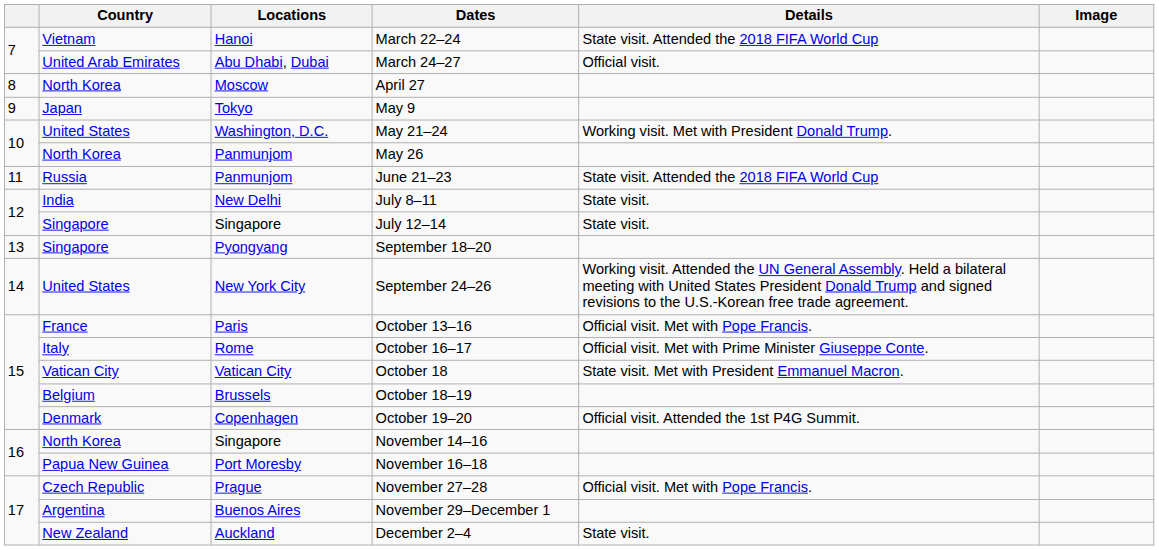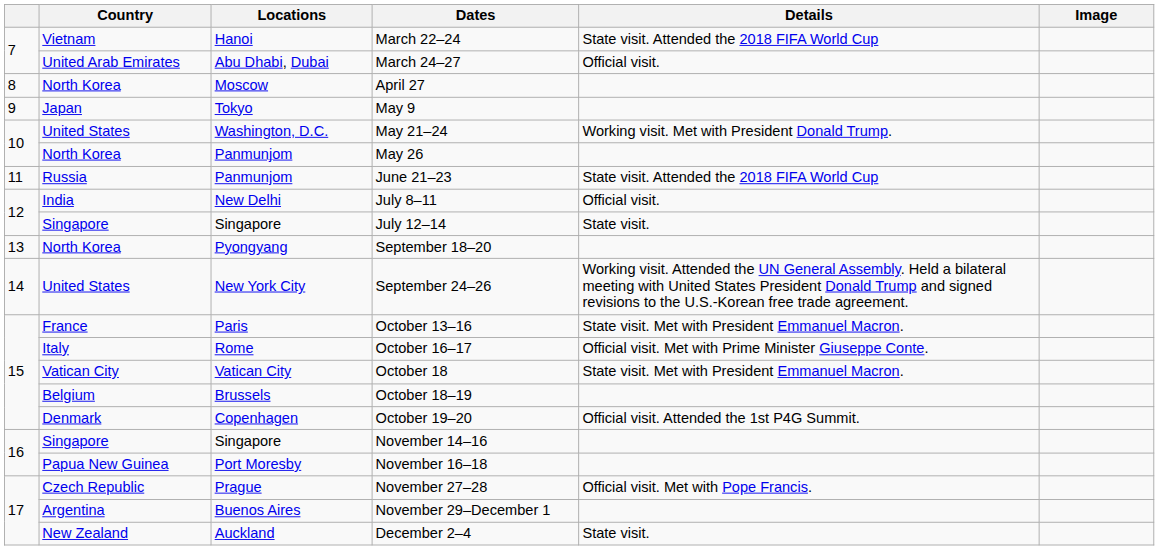(616, 200) State visit. -> (621, 200) Official visit.
(75, 246) Singapore -> (82, 246) North Korea
(697, 325) Official visit. Met with Pope Francis. -> (743, 325) State visit. Met with President Emmanuel Macron.
(82, 441) North Korea -> (75, 441) Singapore
